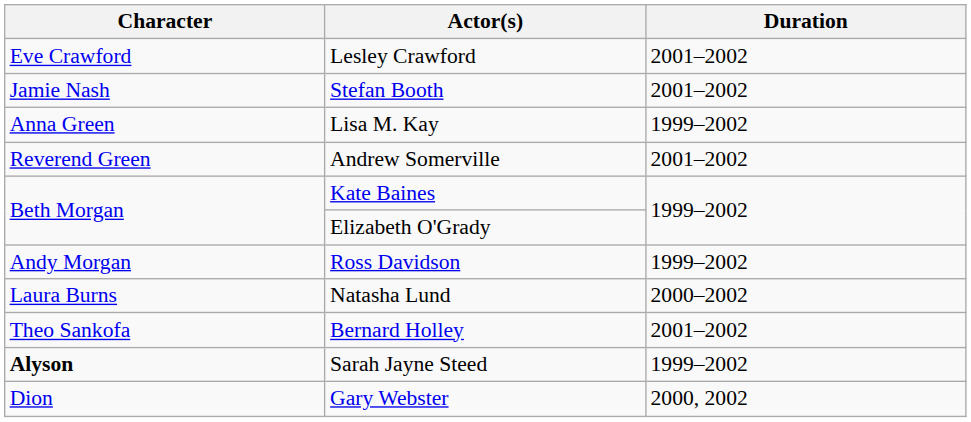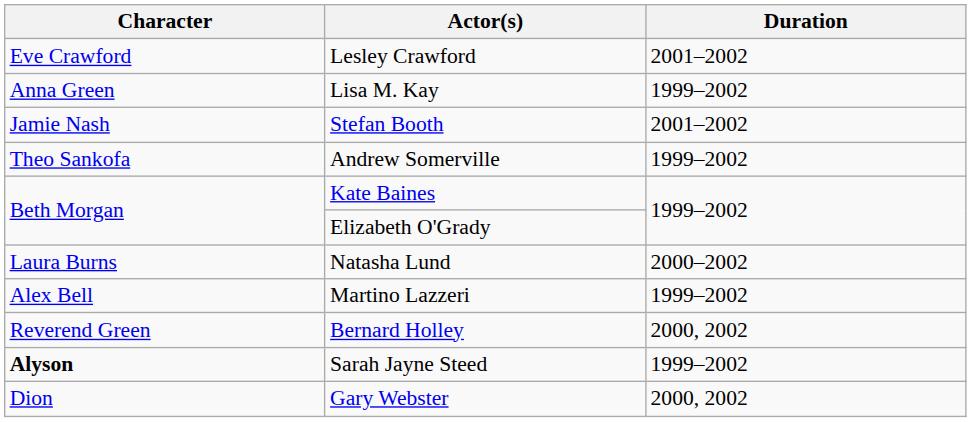rows swapped: (384, 124) <-> (387, 90)
(80, 158) Reverend Green -> (70, 158) Theo Sankofa
(699, 158) 2001–2002 -> (699, 158) 1999–2002
- row: (395, 261)
+ row: (400, 295)
(70, 329) Theo Sankofa -> (80, 329) Reverend Green
(699, 329) 2001–2002 -> (699, 329) 2000, 2002
